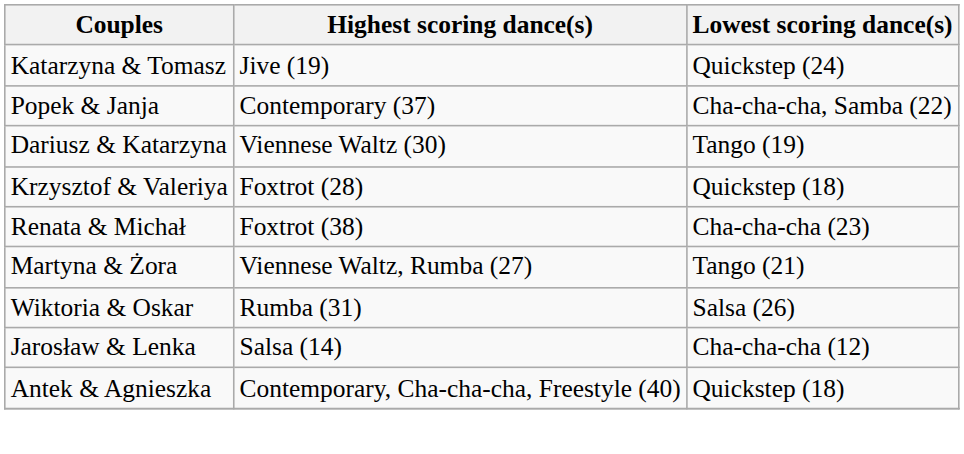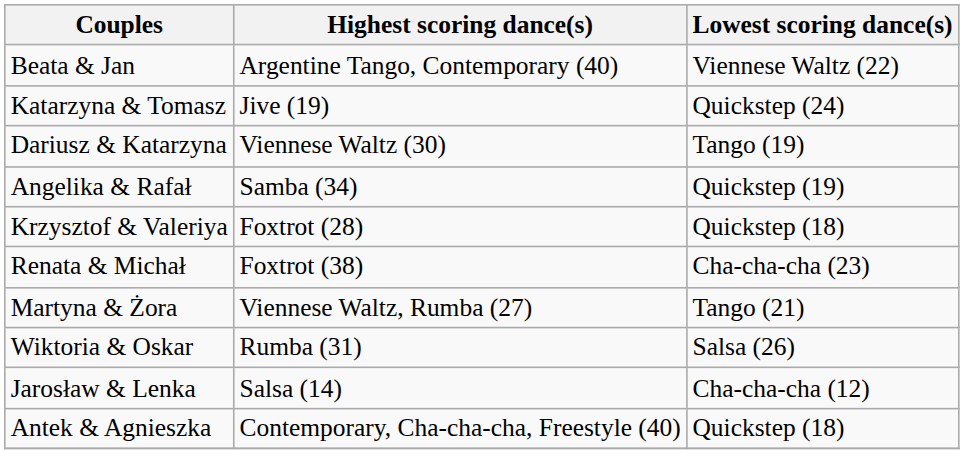+ row: (73, 65)
- row: (85, 105)
+ row: (101, 186)
